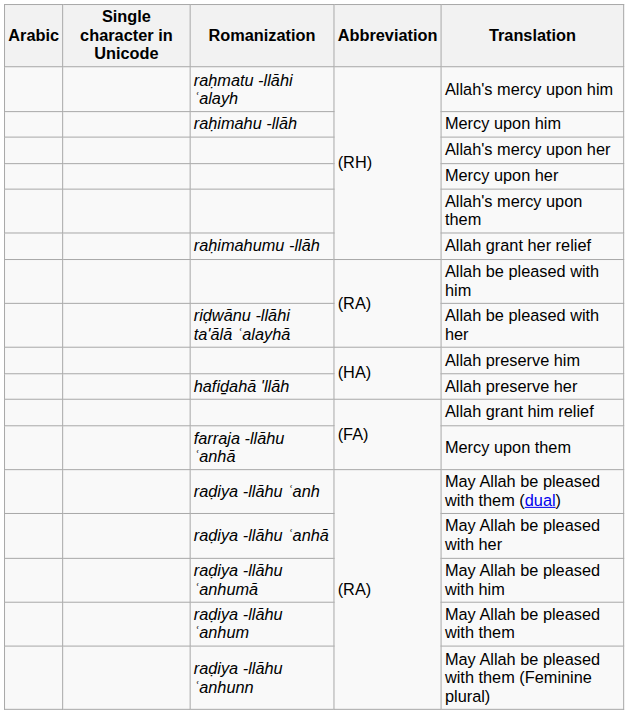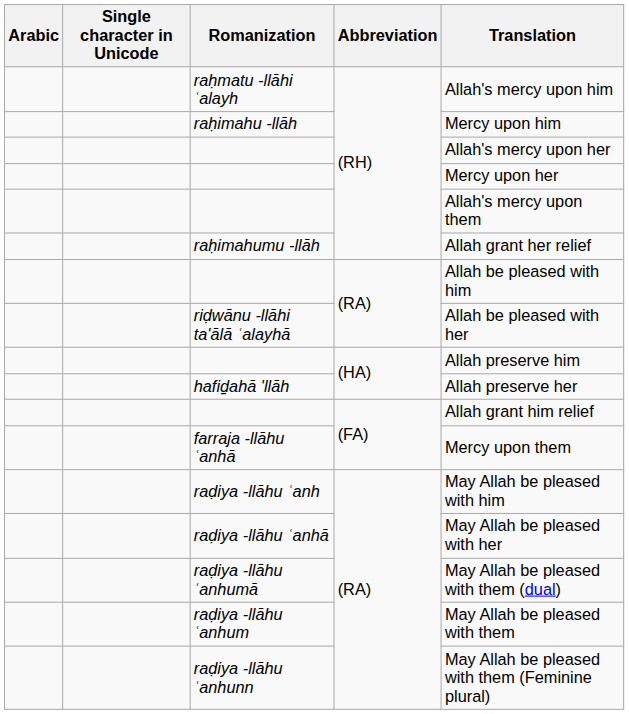(523, 491) May Allah be pleased with them (dual) -> (523, 491) May Allah be pleased with him
(523, 580) May Allah be pleased with him -> (523, 580) May Allah be pleased with them (dual)
